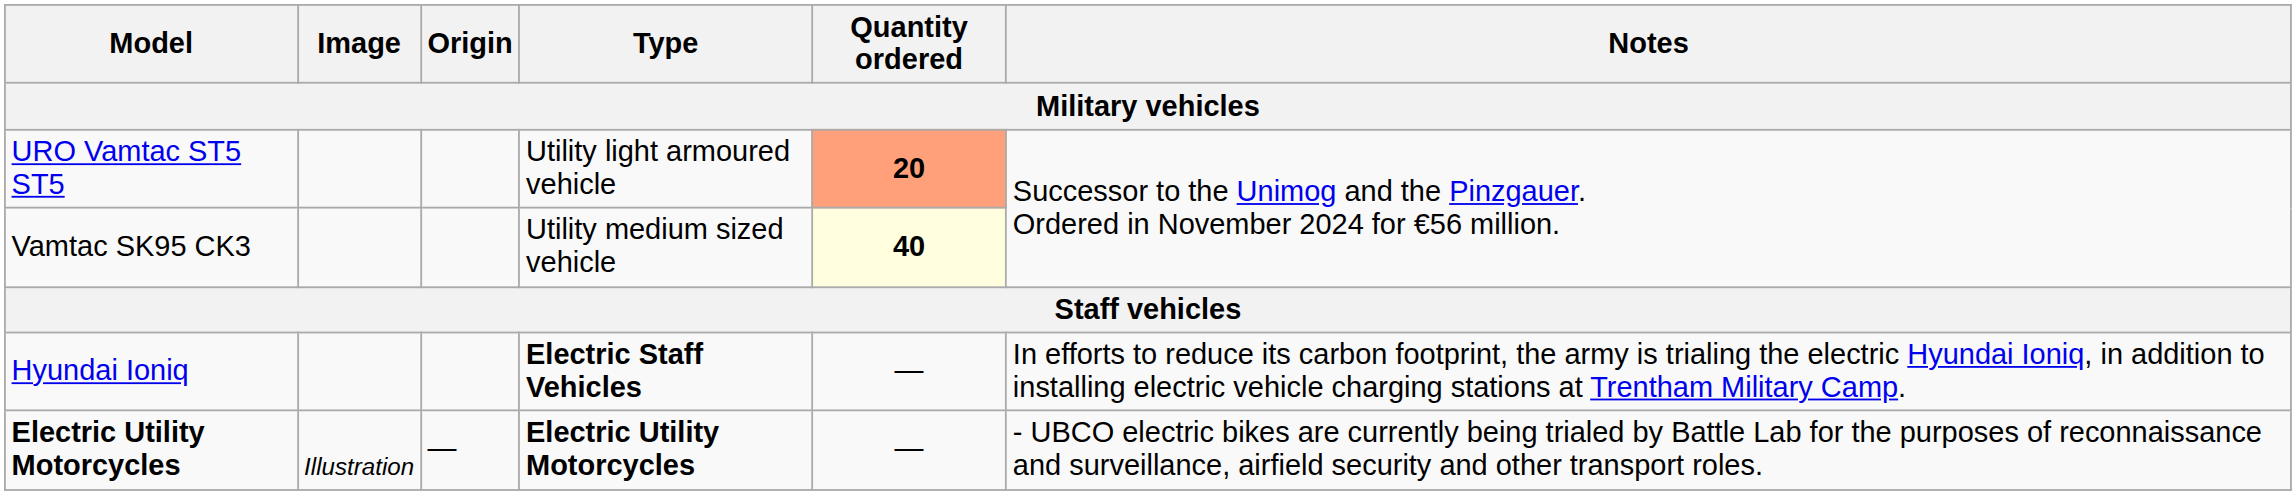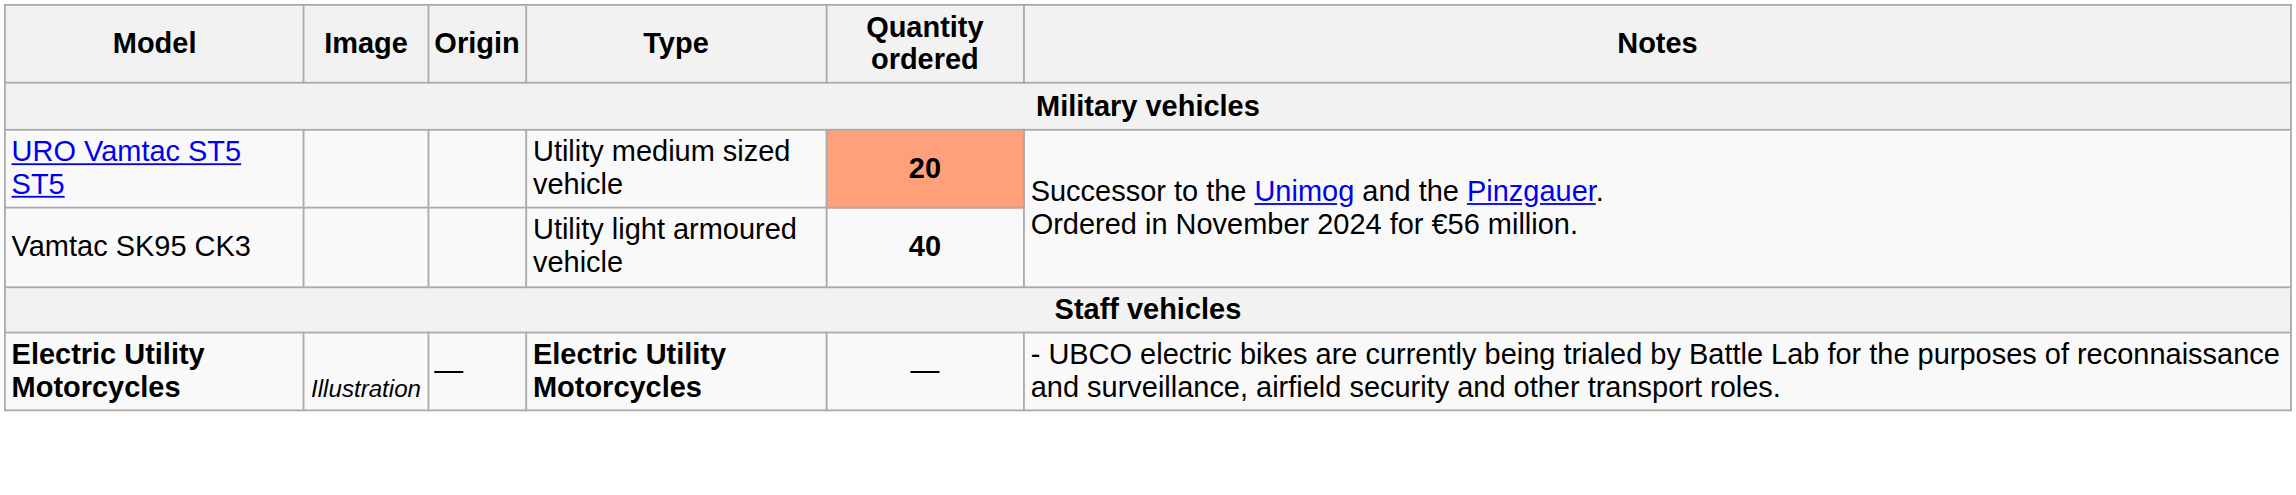(658, 168) Utility light armoured vehicle -> (662, 168) Utility medium sized vehicle
(655, 246) Utility medium sized vehicle -> (665, 246) Utility light armoured vehicle
(909, 246) lightyellow background -> (925, 246) no background
- row: (100, 371)
